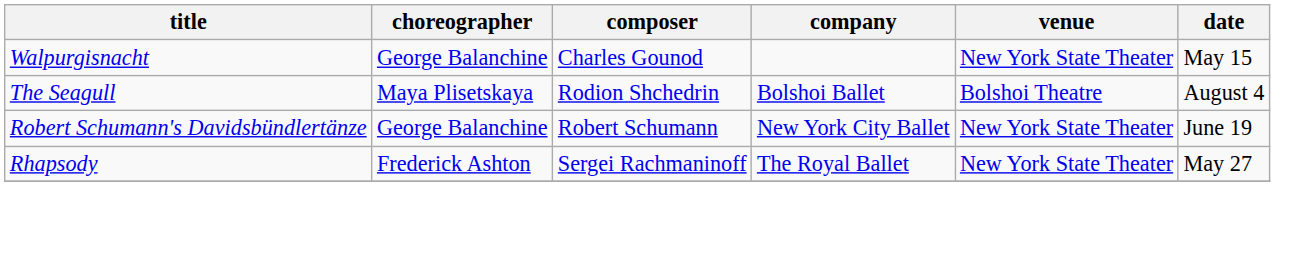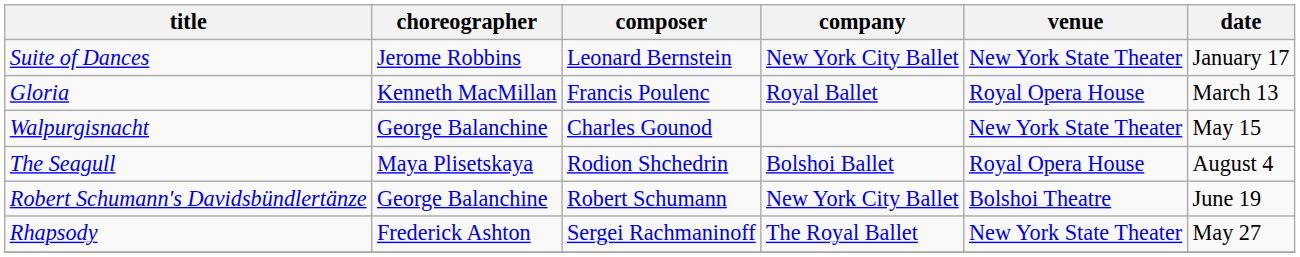+ row: (80, 57)
+ row: (39, 92)
(1031, 92) Bolshoi Theatre -> (1057, 163) Royal Opera House
(1067, 127) New York State Theater -> (1040, 198) Bolshoi Theatre
